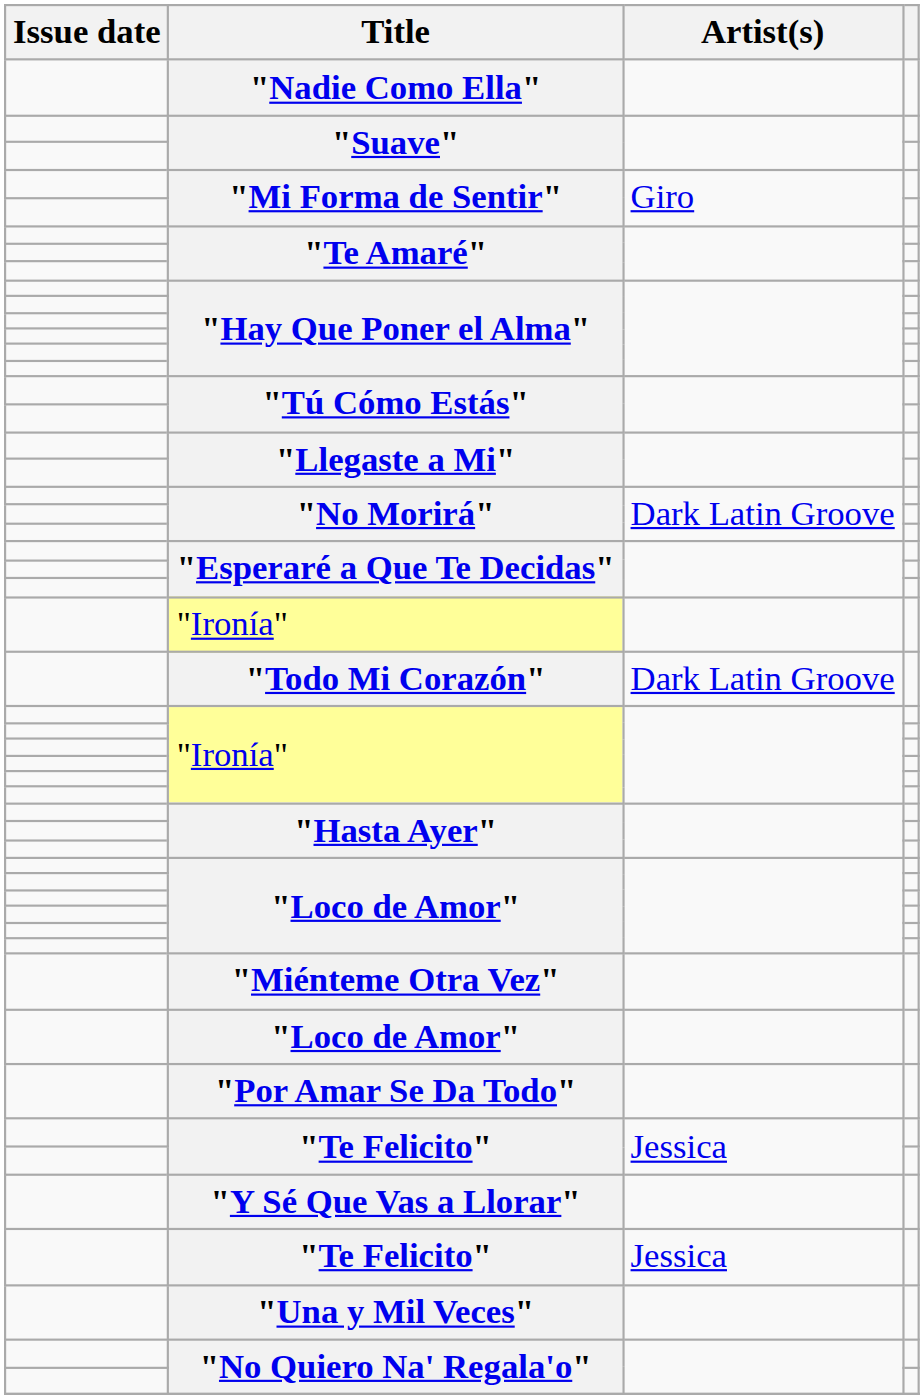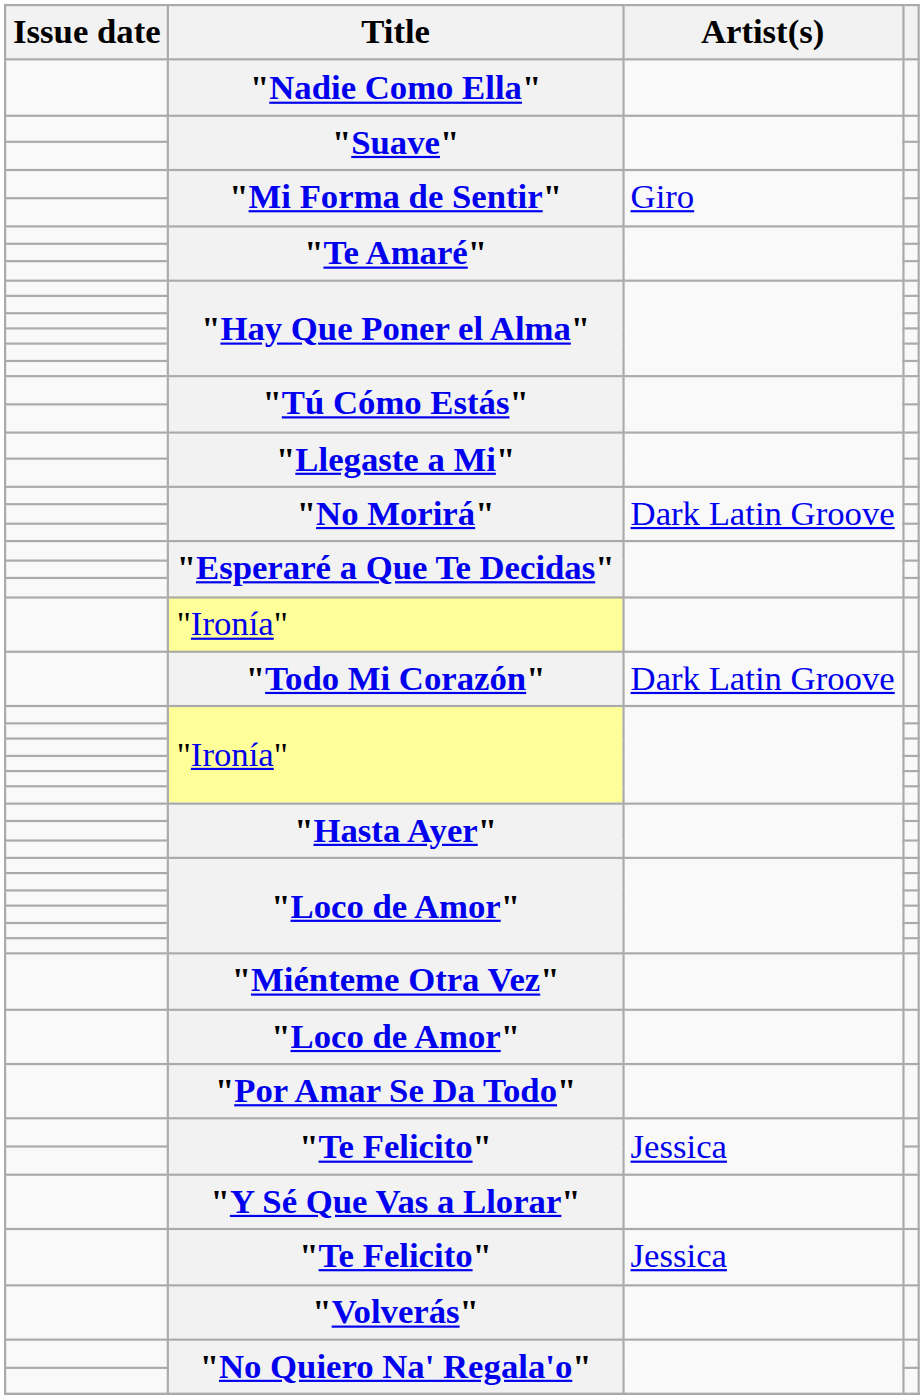+ row: (396, 1311)
- row: (396, 1311)
